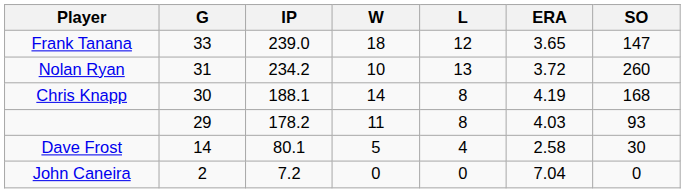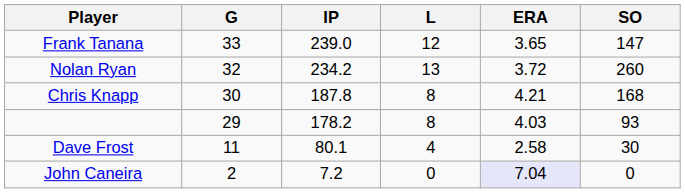- column: (376, 17)
(202, 69) 31 -> (231, 69) 32
(289, 95) 188.1 -> (331, 95) 187.8
(550, 95) 4.19 -> (530, 95) 4.21
(202, 148) 14 -> (231, 148) 11
(550, 174) no background -> (530, 174) lavender background
